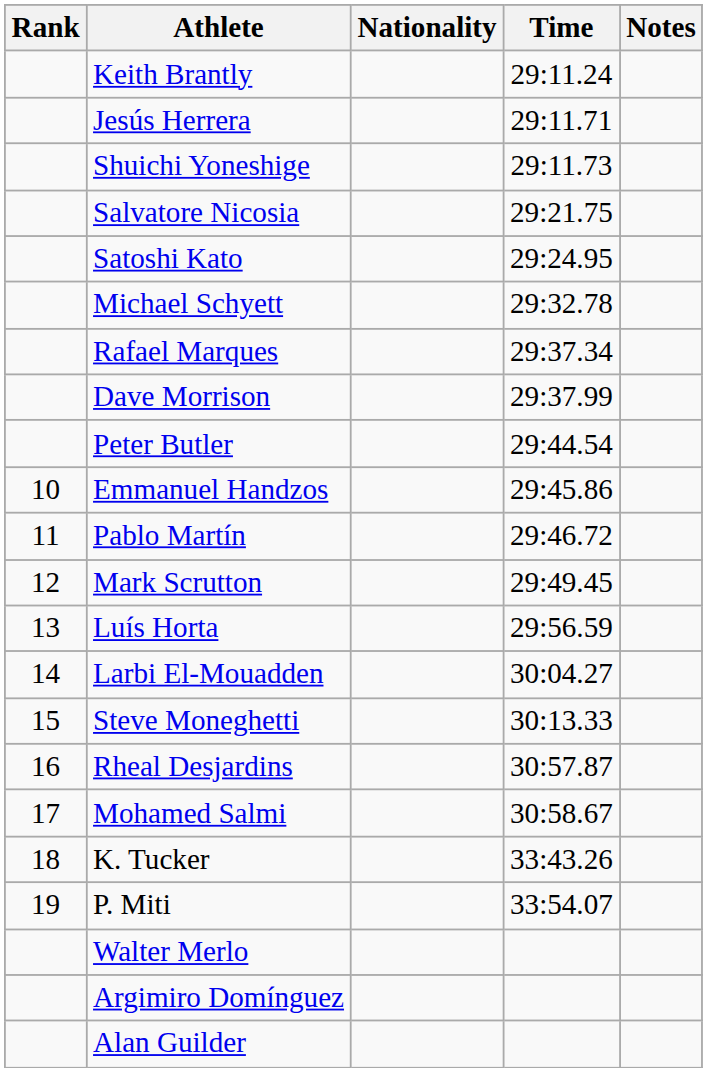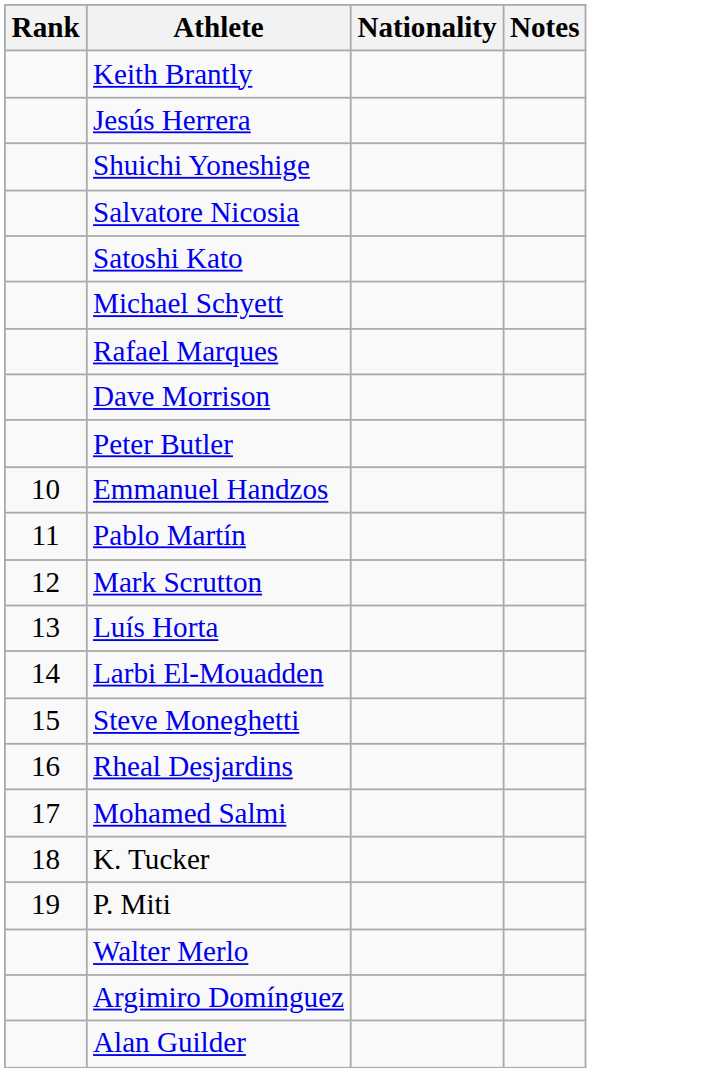- column: (561, 27)
